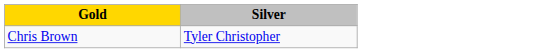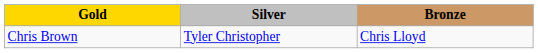+ column: (445, 15)
